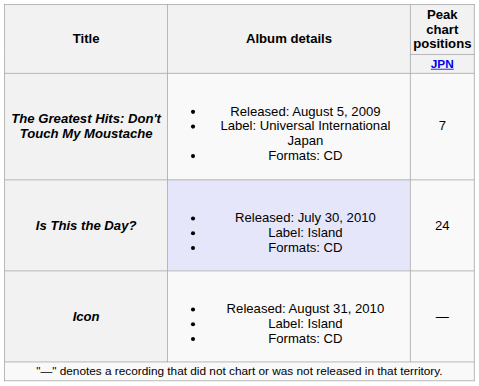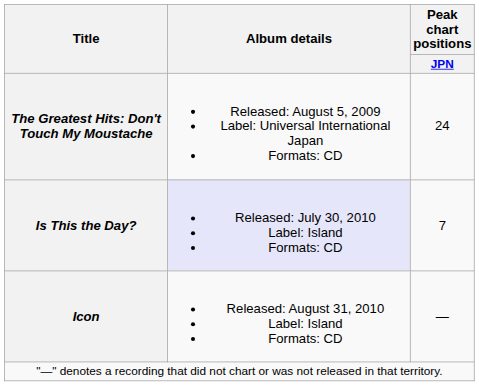(442, 126) 7 -> (442, 126) 24
(442, 225) 24 -> (442, 225) 7
